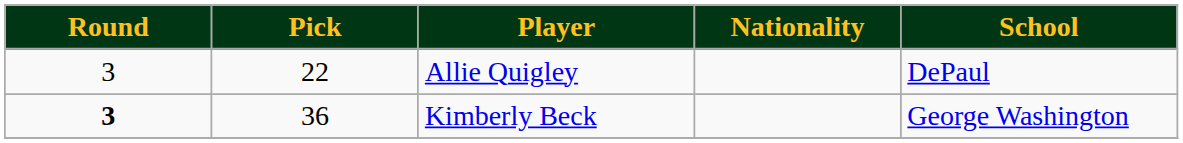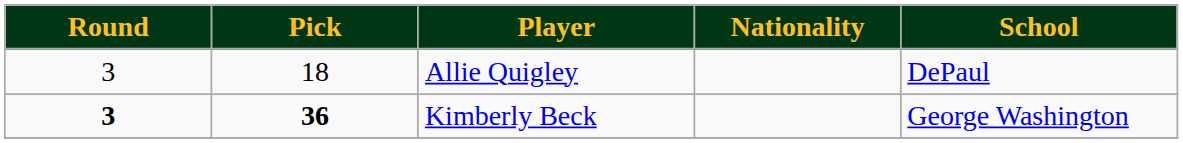(315, 71) 22 -> (315, 71) 18
(315, 115) normal -> (315, 115) bold
